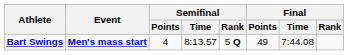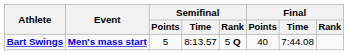(165, 43) 4 -> (165, 43) 5
(263, 43) 49 -> (263, 43) 40
